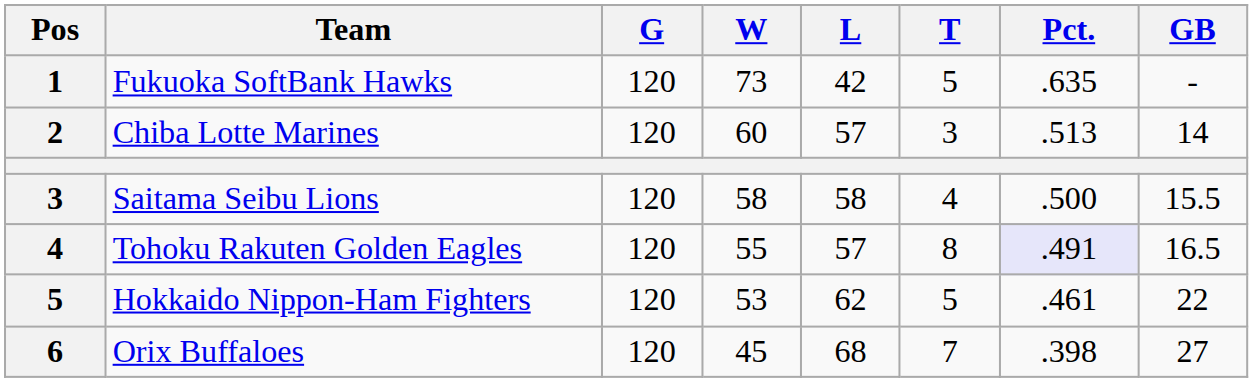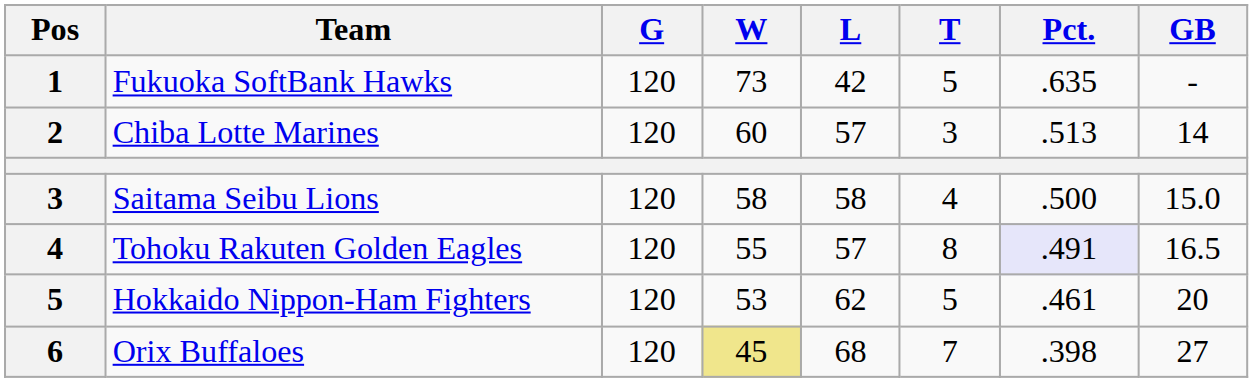(1193, 197) 15.5 -> (1193, 197) 15.0
(1193, 299) 22 -> (1193, 299) 20
(751, 350) no background -> (751, 350) khaki background
